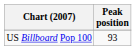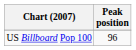(112, 38) 93 -> (112, 38) 96
